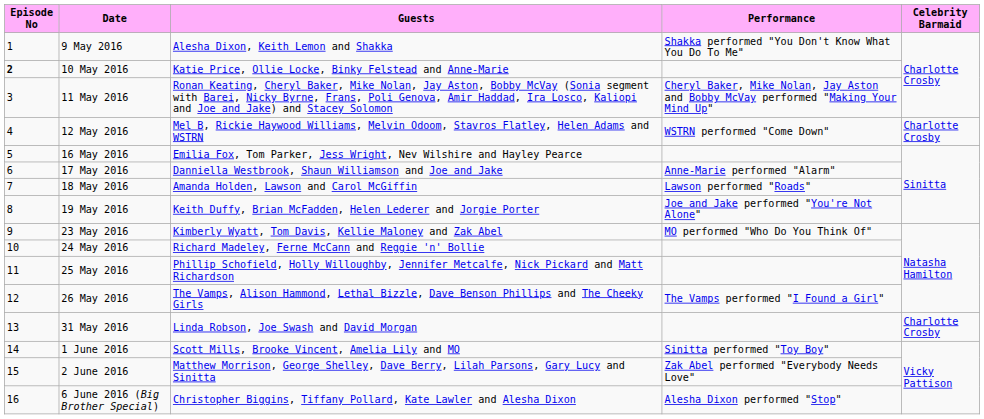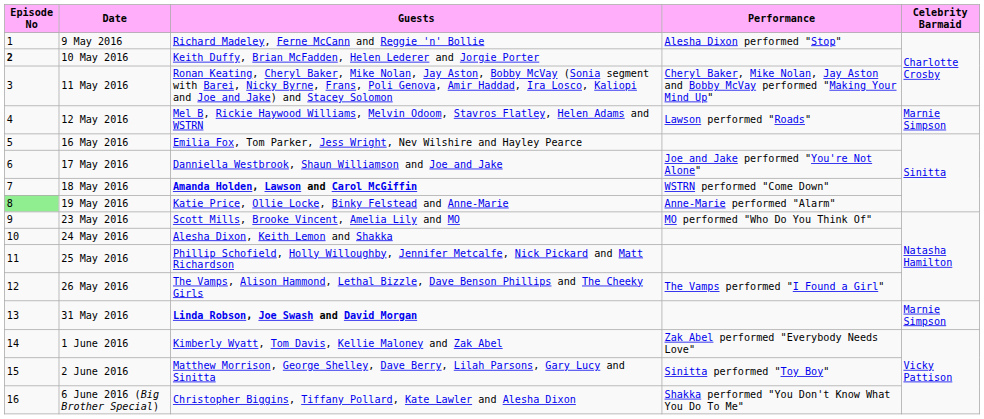(283, 47) Alesha Dixon, Keith Lemon and Shakka -> (329, 41) Richard Madeley, Ferne McCann and Reggie 'n' Bollie
(777, 47) Shakka performed "You Don't Know What You Do To Me" -> (753, 41) Alesha Dixon performed "Stop"
(341, 69) Katie Price, Ollie Locke, Binky Felstead and Anne-Marie -> (356, 57) Keith Duffy, Brian McFadden, Helen Lederer and Jorgie Porter
(747, 131) WSTRN performed "Come Down" -> (738, 120) Lawson performed "Roads"
(931, 131) Charlotte Crosby -> (925, 120) Marnie Simpson
(750, 170) Anne-Marie performed "Alarm" -> (768, 164) Joe and Jake performed "You're Not Alone"
(295, 187) normal -> (295, 187) bold
(738, 187) Lawson performed "Roads" -> (747, 187) WSTRN performed "Come Down"
(10, 209) no background -> (10, 203) lightgreen background
(356, 209) Keith Duffy, Brian McFadden, Helen Lederer and Jorgie Porter -> (341, 203) Katie Price, Ollie Locke, Binky Felstead and Anne-Marie
(768, 209) Joe and Jake performed "You're Not Alone" -> (750, 203) Anne-Marie performed "Alarm"
(338, 232) Kimberly Wyatt, Tom Davis, Kellie Maloney and Zak Abel -> (316, 220) Scott Mills, Brooke Vincent, Amelia Lily and MO
(329, 248) Richard Madeley, Ferne McCann and Reggie 'n' Bollie -> (283, 236) Alesha Dixon, Keith Lemon and Shakka
(295, 327) normal -> (295, 315) bold
(931, 327) Charlotte Crosby -> (925, 315) Marnie Simpson
(316, 349) Scott Mills, Brooke Vincent, Amelia Lily and MO -> (338, 343) Kimberly Wyatt, Tom Davis, Kellie Maloney and Zak Abel
(747, 349) Sinitta performed "Toy Boy" -> (771, 343) Zak Abel performed "Everybody Needs Love"
(771, 372) Zak Abel performed "Everybody Needs Love" -> (747, 372) Sinitta performed "Toy Boy"
(753, 400) Alesha Dixon performed "Stop" -> (777, 400) Shakka performed "You Don't Know What You Do To Me"
